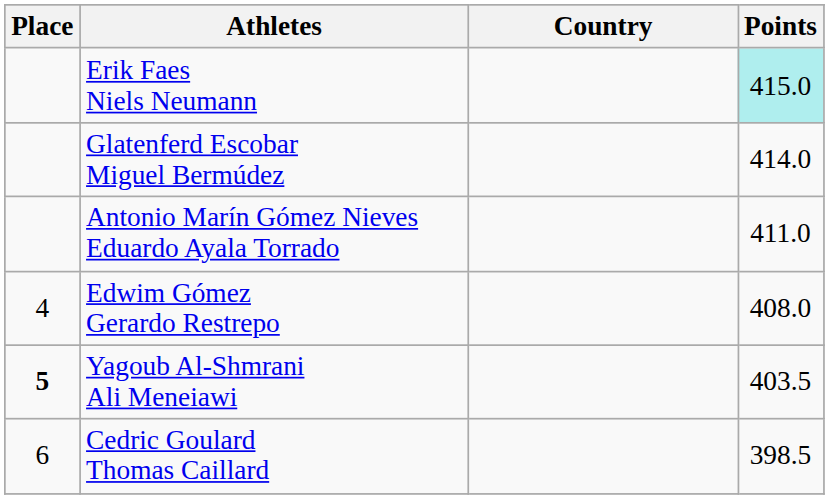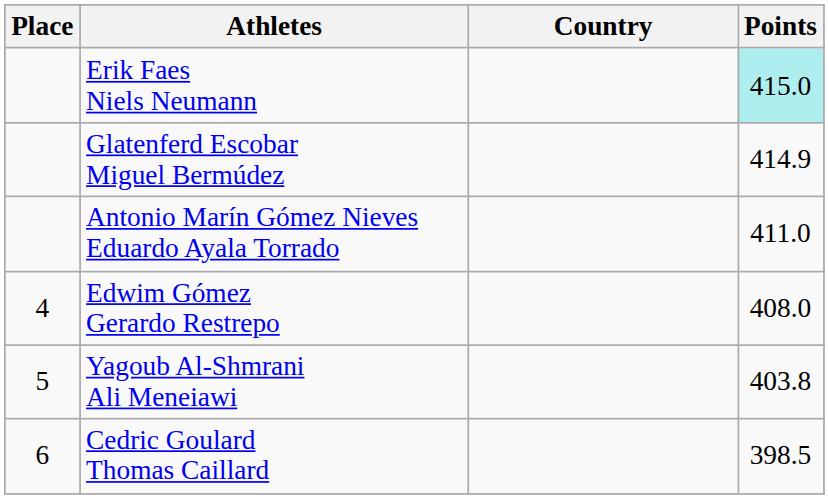(780, 159) 414.0 -> (780, 159) 414.9
(42, 381) bold -> (42, 381) normal
(780, 381) 403.5 -> (780, 381) 403.8
